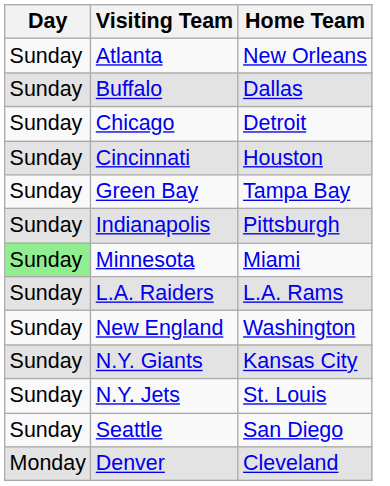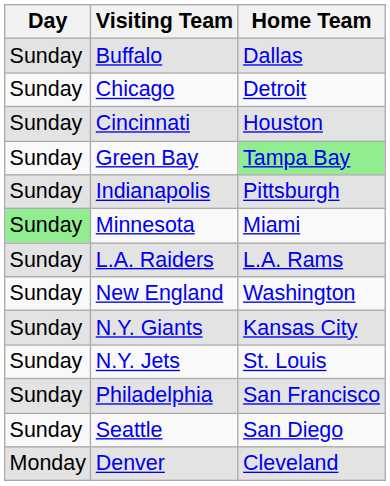- row: (129, 55)
(297, 191) no background -> (297, 157) lightgreen background
+ row: (154, 395)
